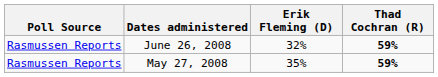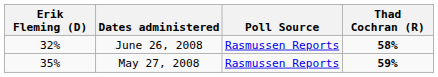columns swapped: (64, 26) <-> (296, 20)
(388, 45) 59% -> (388, 45) 58%
